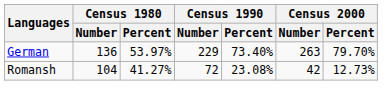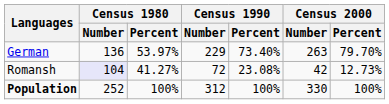(107, 70) no background -> (114, 70) lavender background
+ row: (42, 89)
